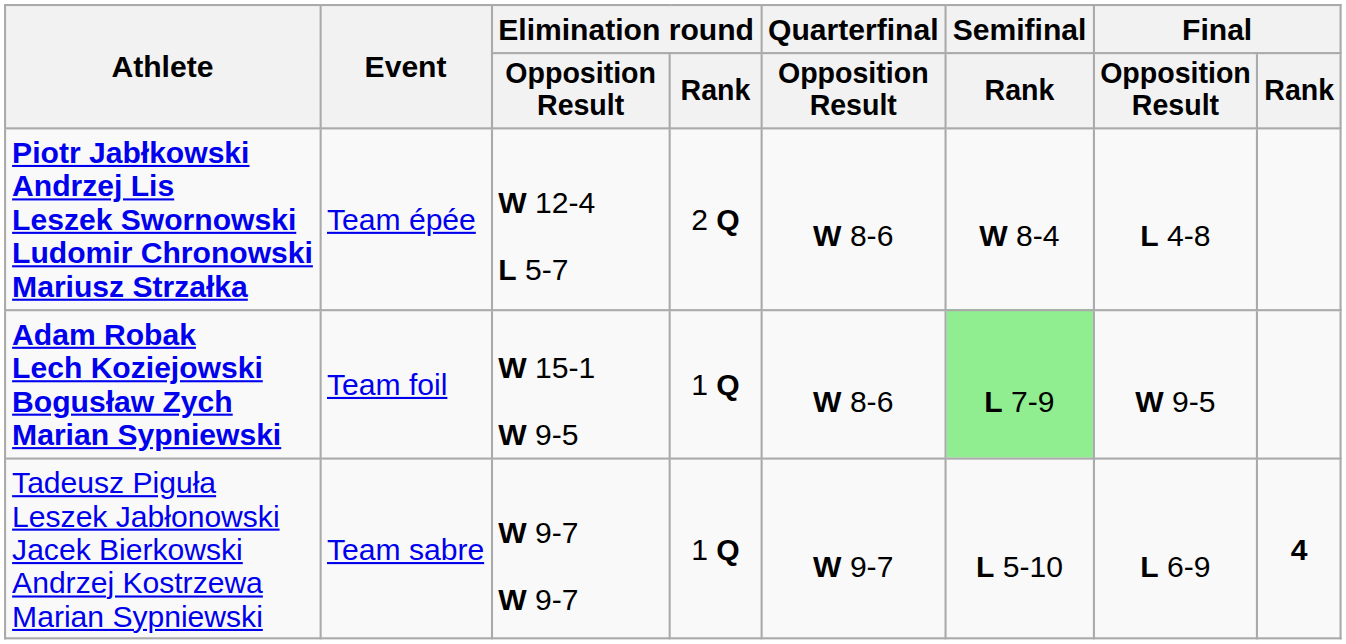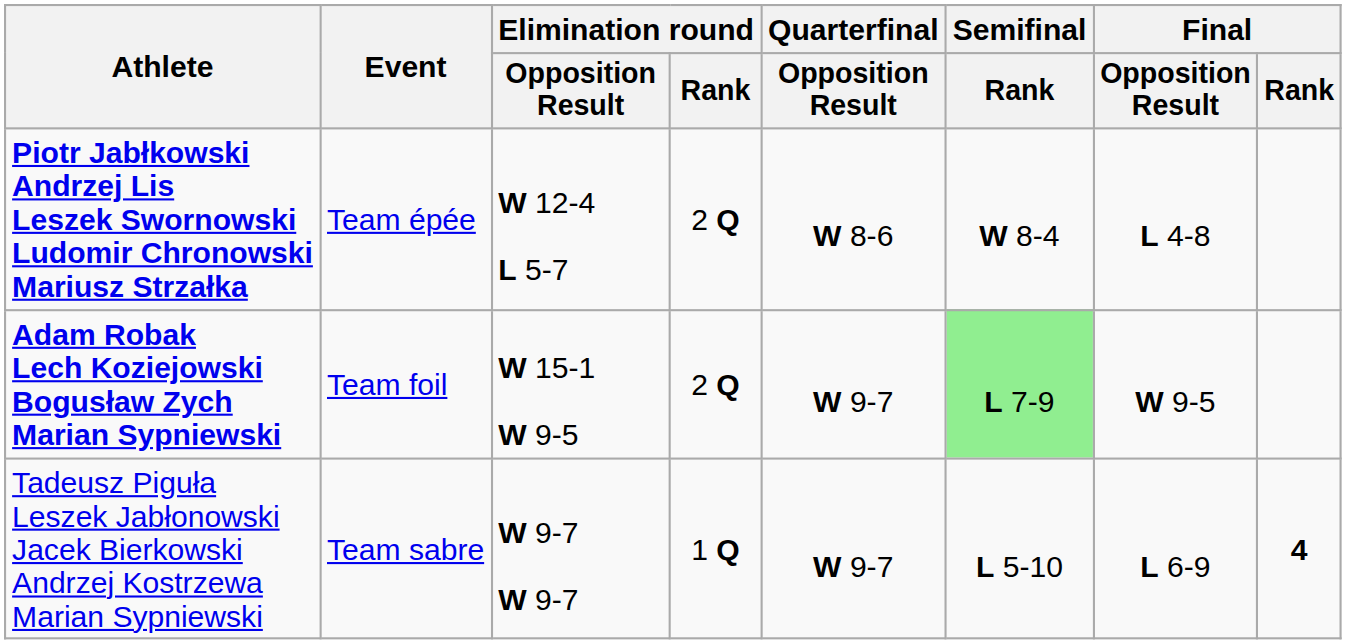(716, 384) 1 Q -> (716, 384) 2 Q
(853, 401) W 8-6 -> (853, 401) W 9-7
